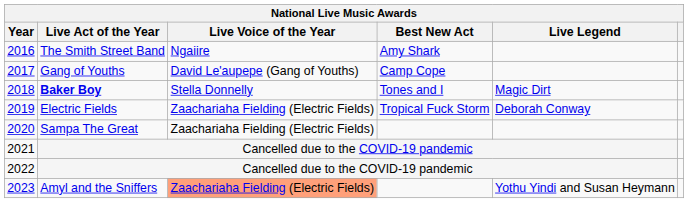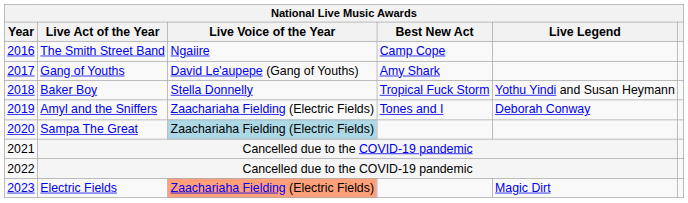(410, 51) Amy Shark -> (413, 51) Camp Cope
(413, 70) Camp Cope -> (410, 70) Amy Shark
(71, 90) bold -> (69, 90) normal
(412, 90) Tones and I -> (435, 90) Tropical Fuck Storm
(523, 90) Magic Dirt -> (585, 90) Yothu Yindi and Susan Heymann
(79, 109) Electric Fields -> (99, 109) Amyl and the Sniffers
(435, 109) Tropical Fuck Storm -> (412, 109) Tones and I
(272, 129) no background -> (272, 129) lightblue background
(99, 188) Amyl and the Sniffers -> (79, 188) Electric Fields
(585, 188) Yothu Yindi and Susan Heymann -> (523, 188) Magic Dirt
